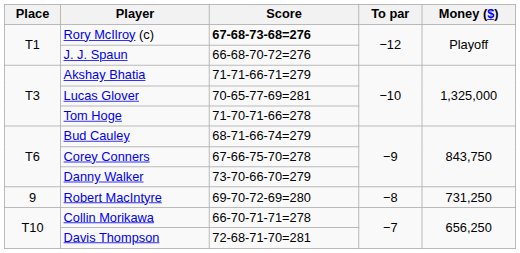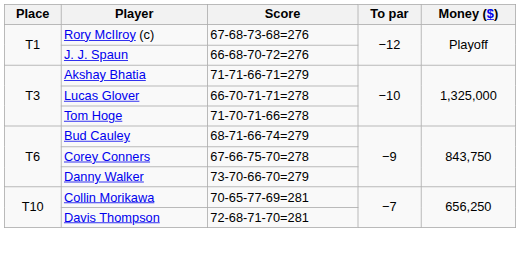(262, 34) bold -> (260, 34) normal
(262, 95) 70-65-77-69=281 -> (260, 95) 66-70-71-71=278
- row: (113, 197)
(262, 217) 66-70-71-71=278 -> (260, 197) 70-65-77-69=281
